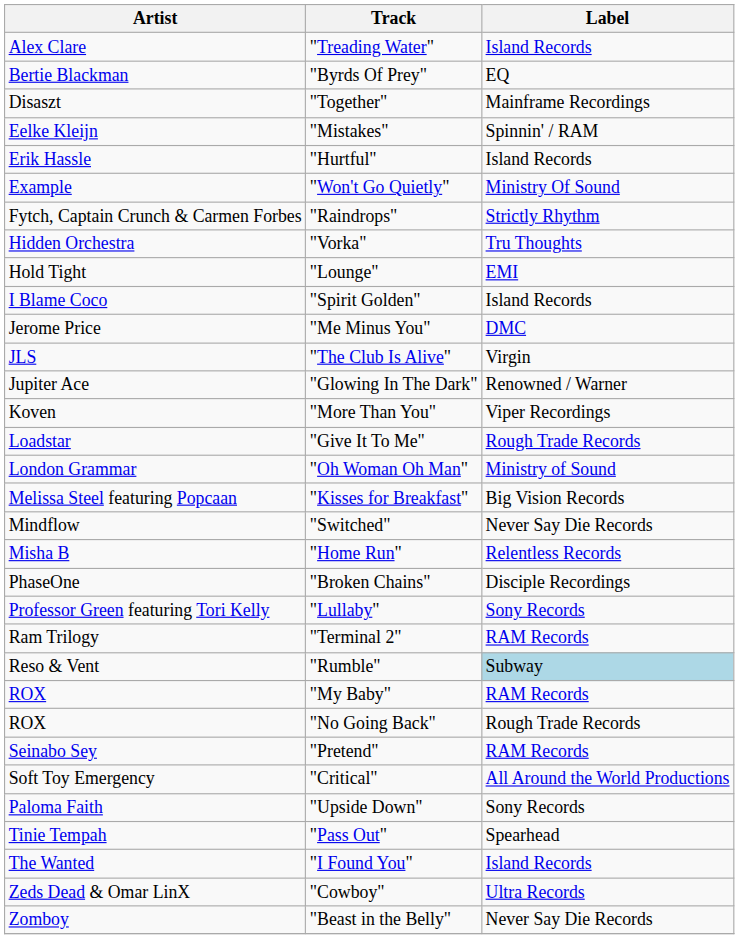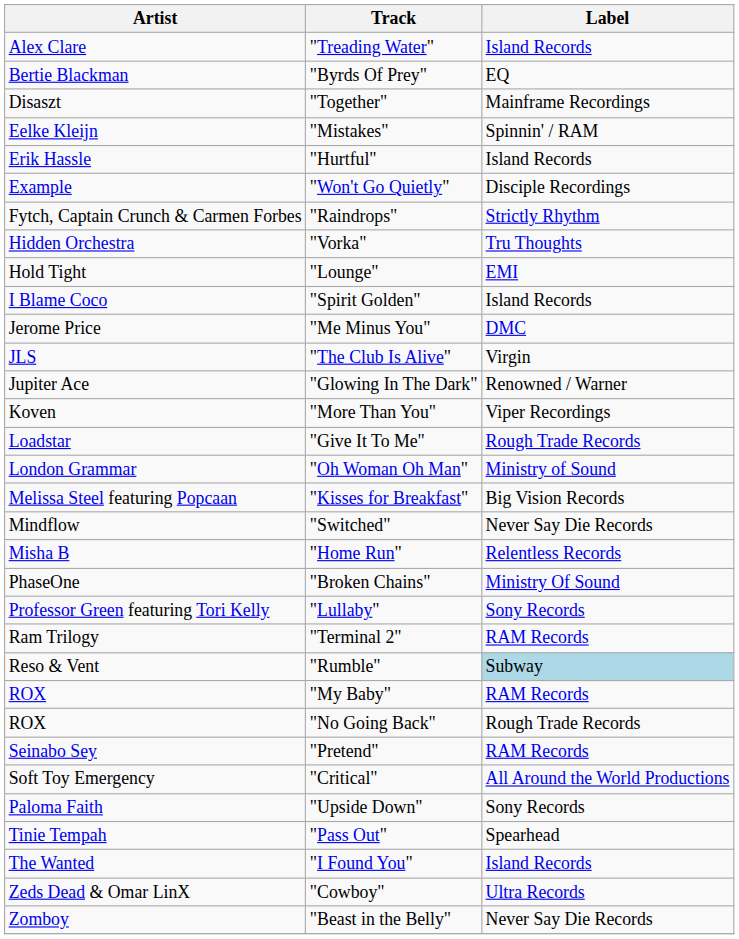(553, 187) Ministry Of Sound -> (558, 187) Disciple Recordings
(558, 581) Disciple Recordings -> (553, 581) Ministry Of Sound
